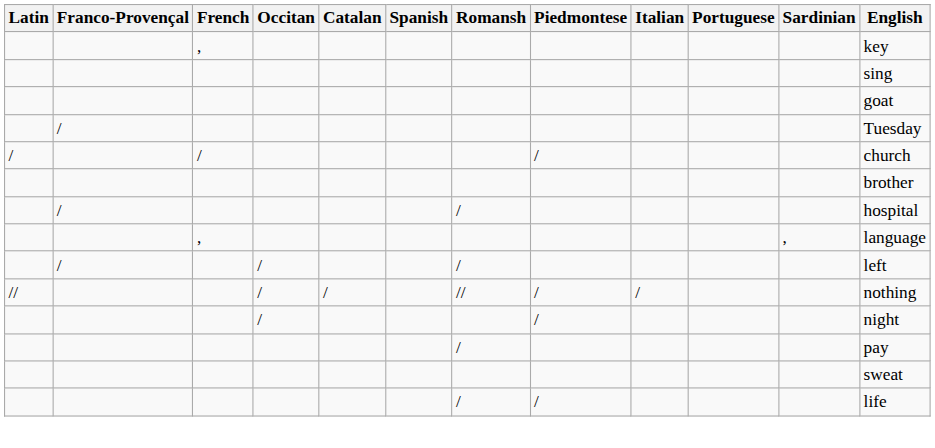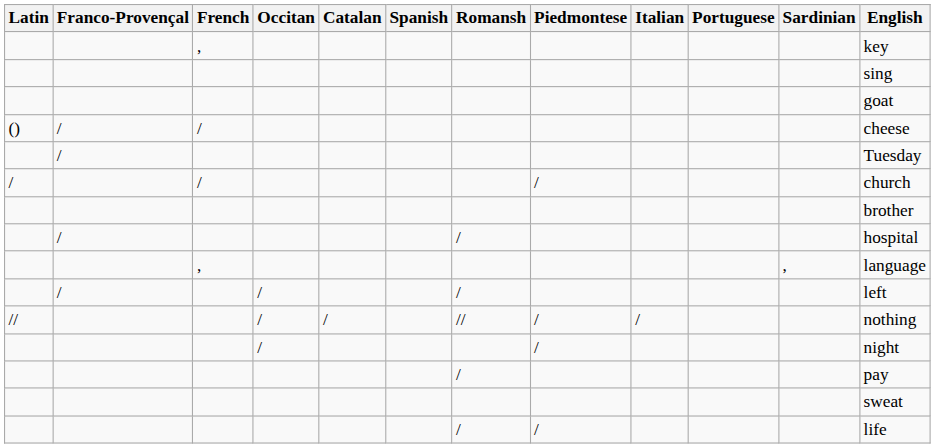+ row: (14, 127)
